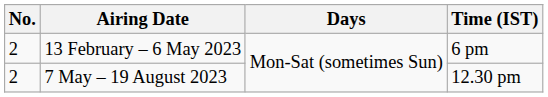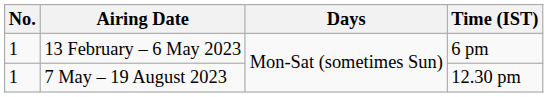(13, 48) 2 -> (13, 48) 1
(13, 77) 2 -> (13, 77) 1
